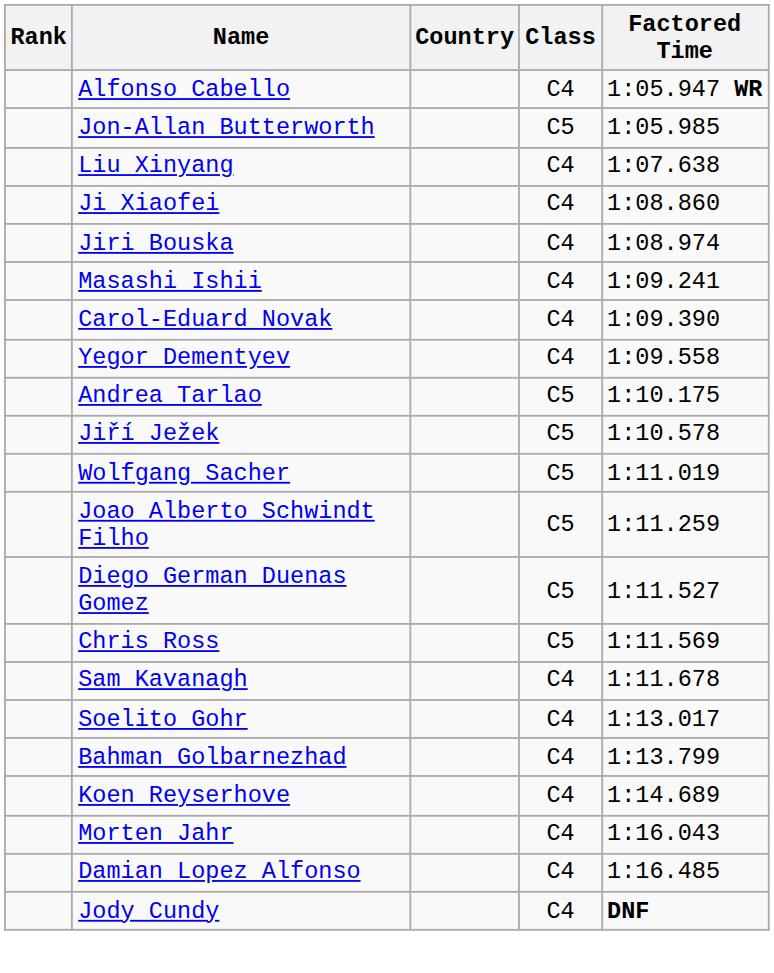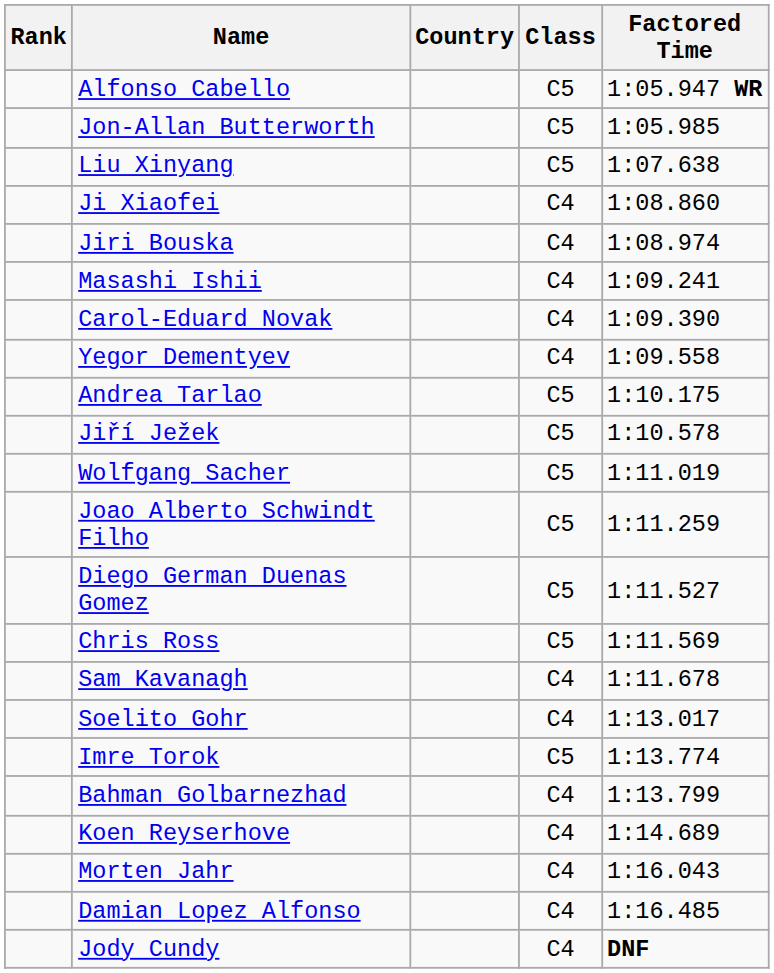(561, 90) C4 -> (561, 90) C5
(561, 166) C4 -> (561, 166) C5
+ row: (149, 757)
